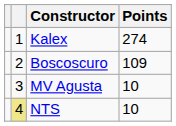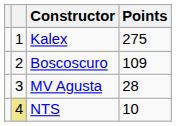(135, 39) 274 -> (135, 39) 275
(130, 86) 10 -> (130, 86) 28
